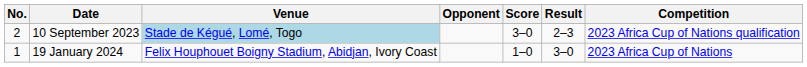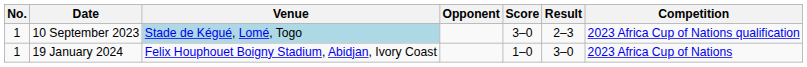(17, 33) 2 -> (17, 33) 1
